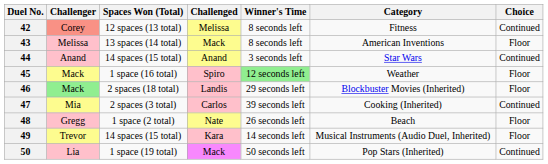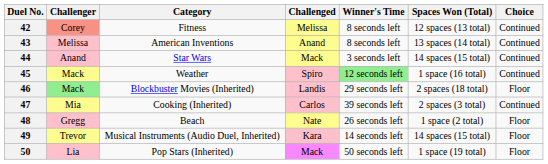columns swapped: (403, 12) <-> (143, 12)
(214, 43) Mack -> (312, 43) Anand
(519, 43) Floor -> (519, 43) Continued
(214, 58) Anand -> (312, 58) Mack
(519, 74) Floor -> (519, 74) Continued
(519, 151) Continued -> (519, 151) Floor
